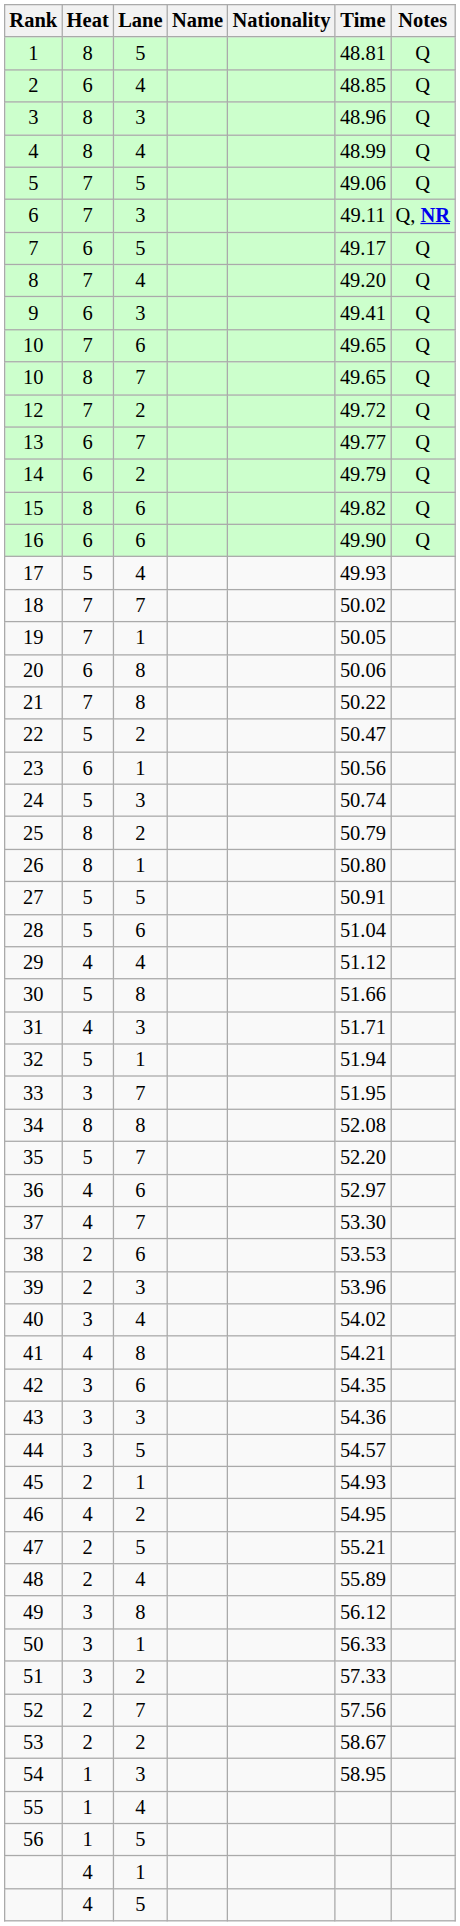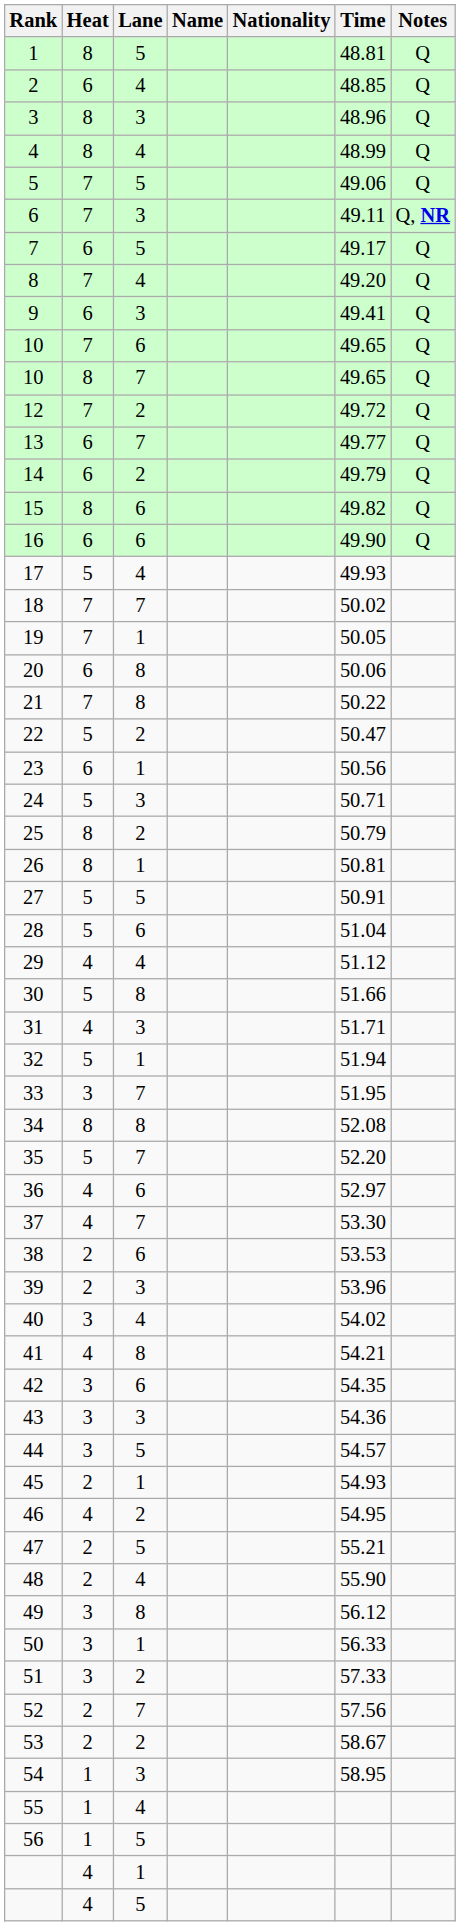(363, 800) 50.74 -> (363, 800) 50.71
(363, 865) 50.80 -> (363, 865) 50.81
(363, 1579) 55.89 -> (363, 1579) 55.90
